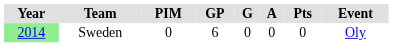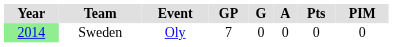columns swapped: (355, 13) <-> (168, 13)
(215, 32) 6 -> (228, 32) 7
